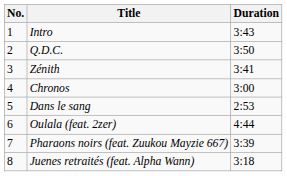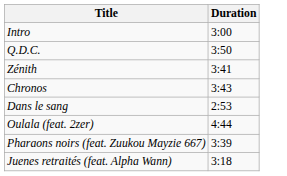- column: (16, 13)
(244, 32) 3:43 -> (221, 32) 3:00
(244, 87) 3:00 -> (221, 87) 3:43
